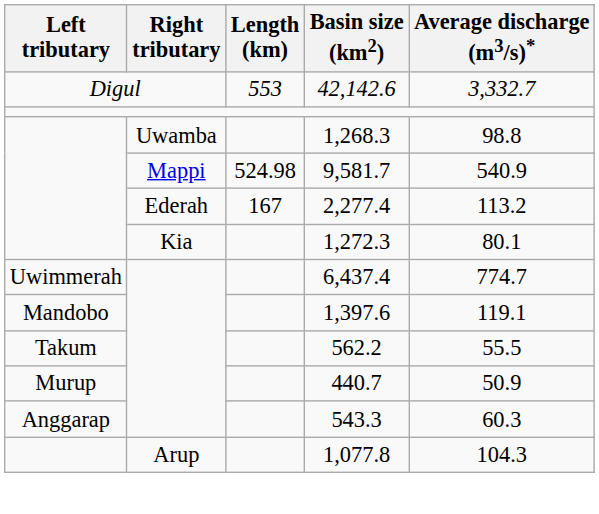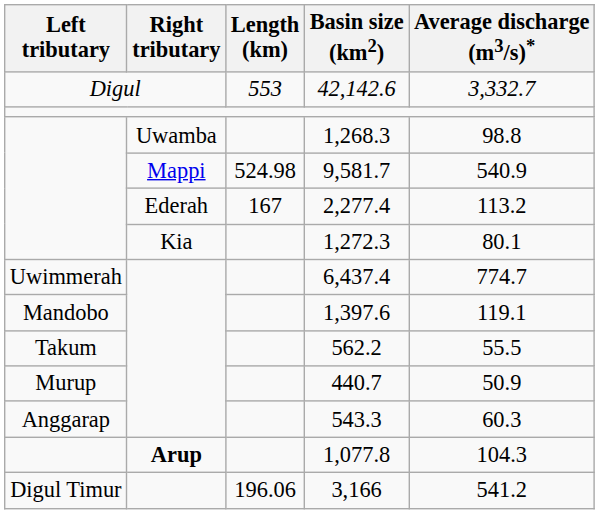(176, 454) normal -> (176, 454) bold
+ row: (357, 490)
